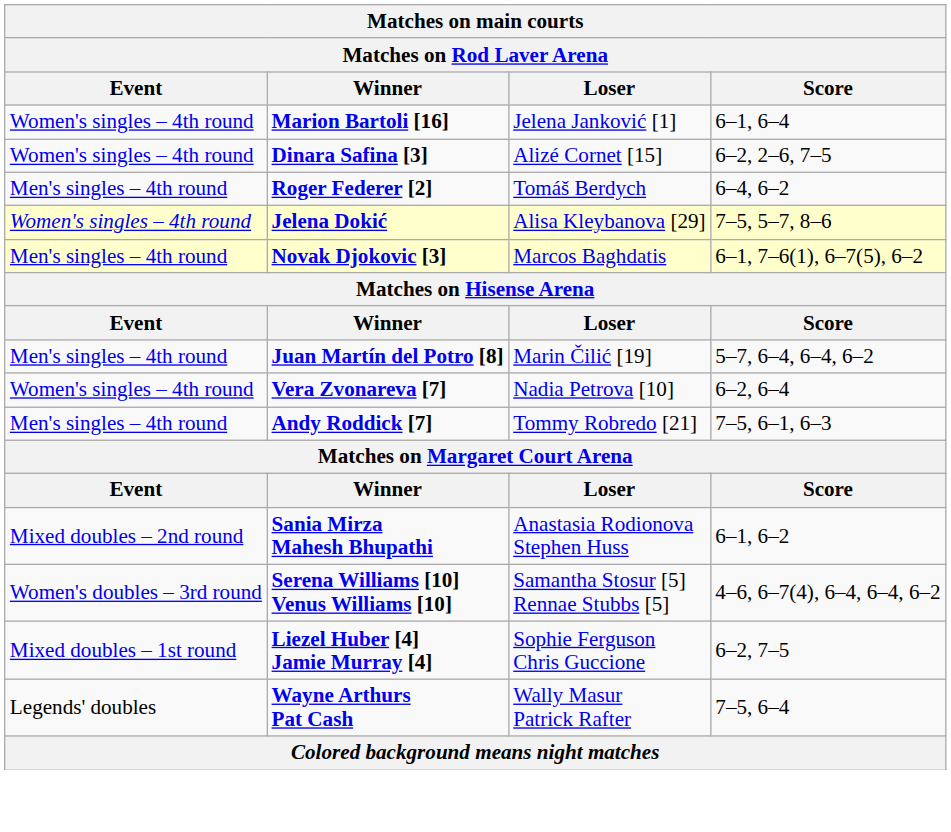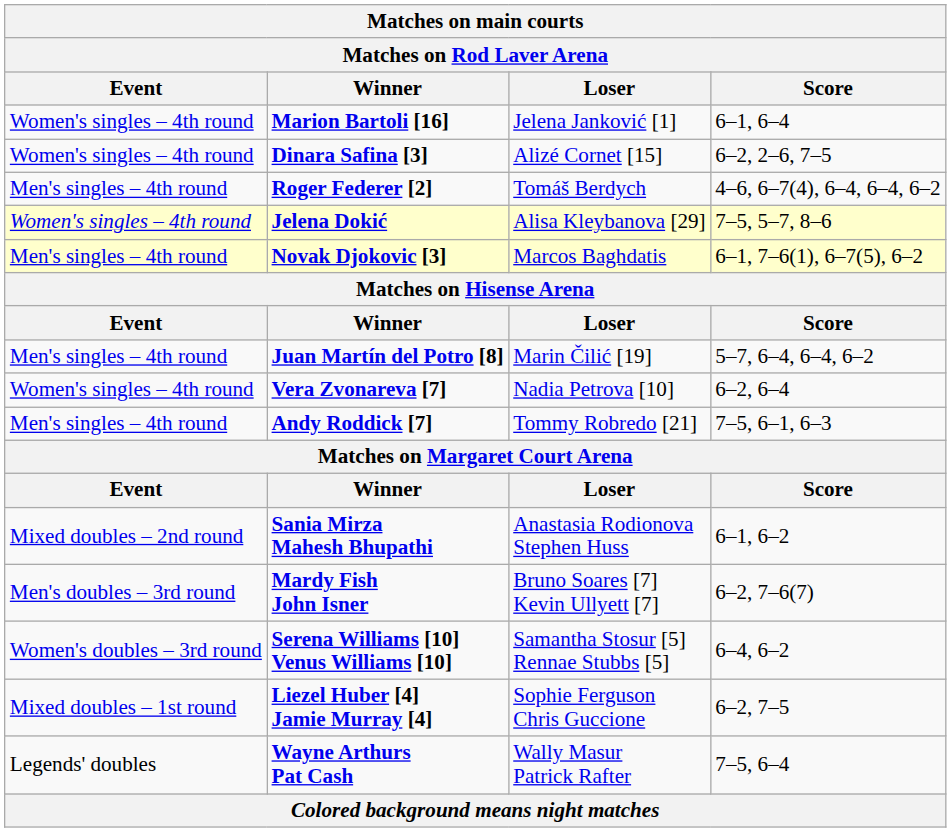(752, 188) 6–4, 6–2 -> (828, 188) 4–6, 6–7(4), 6–4, 6–4, 6–2
+ row: (325, 592)
(828, 592) 4–6, 6–7(4), 6–4, 6–4, 6–2 -> (752, 650) 6–4, 6–2
